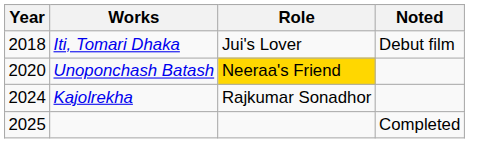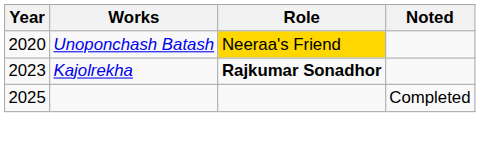- row: (117, 44)
(27, 97) 2024 -> (27, 71) 2023
(297, 97) normal -> (302, 71) bold
